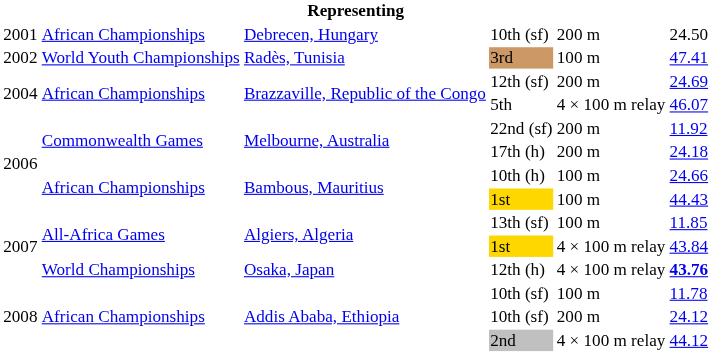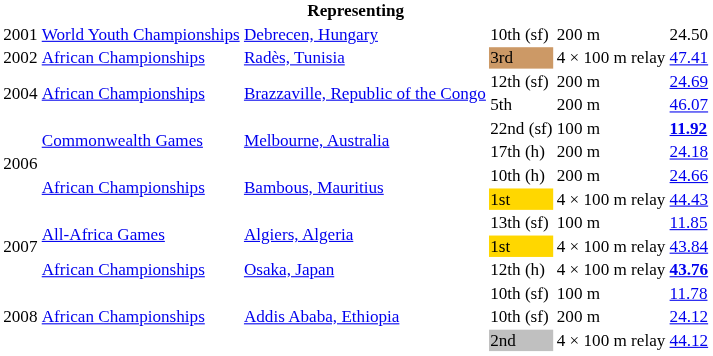(123, 34) African Championships -> (141, 34) World Youth Championships
(141, 57) World Youth Championships -> (123, 57) African Championships
(578, 57) 100 m -> (611, 57) 4 × 100 m relay
(611, 104) 4 × 100 m relay -> (578, 104) 200 m
(578, 128) 200 m -> (578, 128) 100 m
(689, 128) normal -> (688, 128) bold
(578, 175) 100 m -> (578, 175) 200 m
(578, 199) 100 m -> (611, 199) 4 × 100 m relay
(118, 269) World Championships -> (123, 269) African Championships
